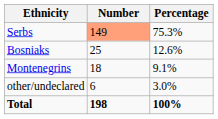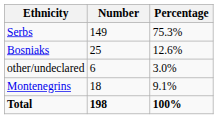(98, 31) lightsalmon background -> (98, 31) no background
rows swapped: (39, 68) <-> (46, 86)
